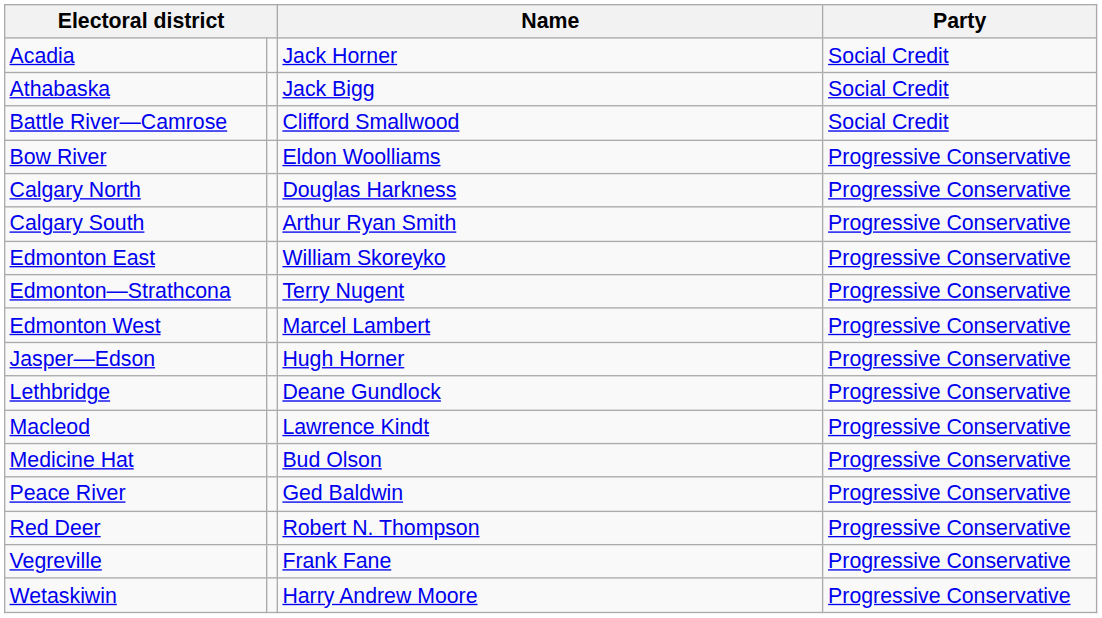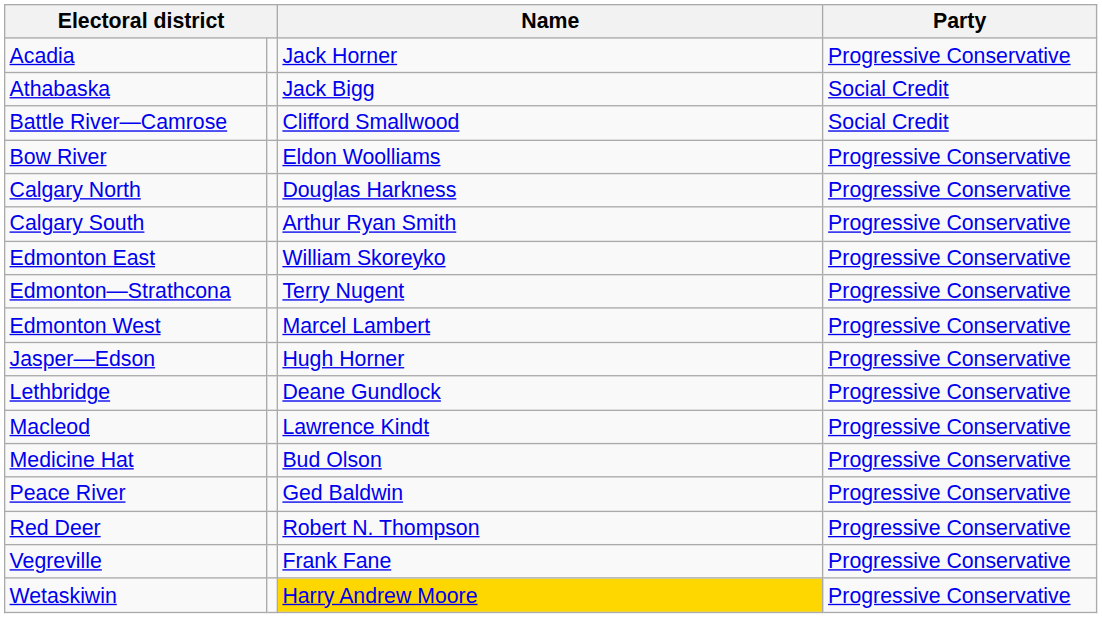(888, 55) Social Credit -> (949, 55) Progressive Conservative
(380, 595) no background -> (380, 595) gold background
